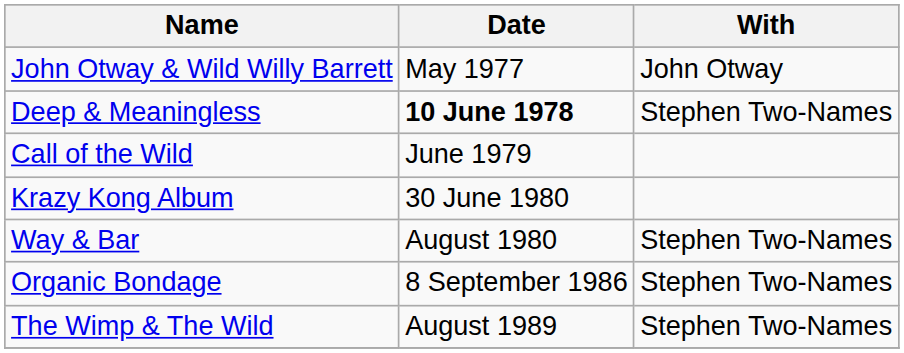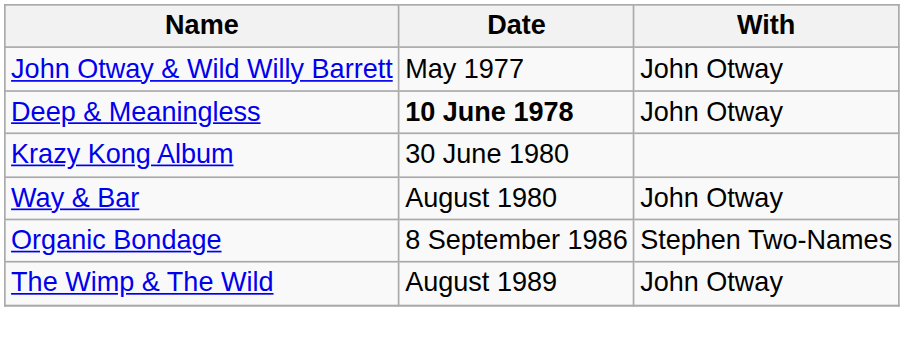(766, 111) Stephen Two-Names -> (712, 111) John Otway
- row: (102, 154)
(766, 240) Stephen Two-Names -> (712, 197) John Otway
(766, 326) Stephen Two-Names -> (712, 283) John Otway
